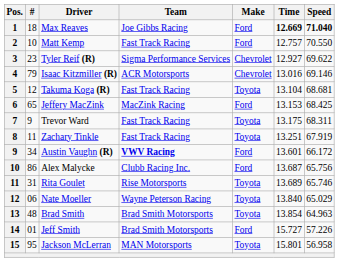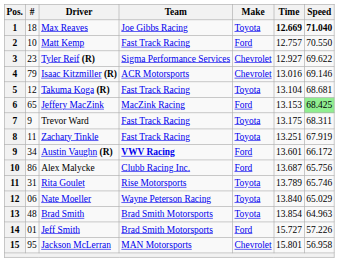(243, 27) Ford -> (248, 27) Toyota
(319, 105) no background -> (319, 105) lightgreen background
(289, 183) 13.689 -> (289, 183) 13.789
(248, 245) Toyota -> (253, 245) Chevrolet
